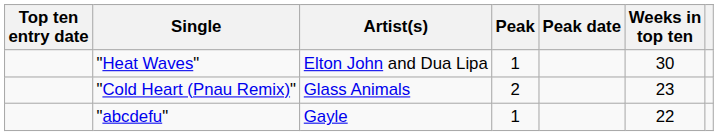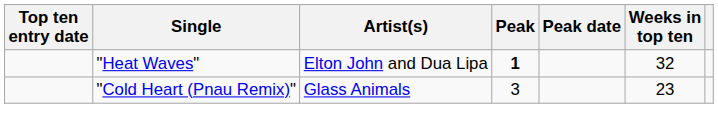(515, 63) normal -> (515, 63) bold
(665, 63) 30 -> (665, 63) 32
(515, 90) 2 -> (515, 90) 3
- row: (132, 116)
